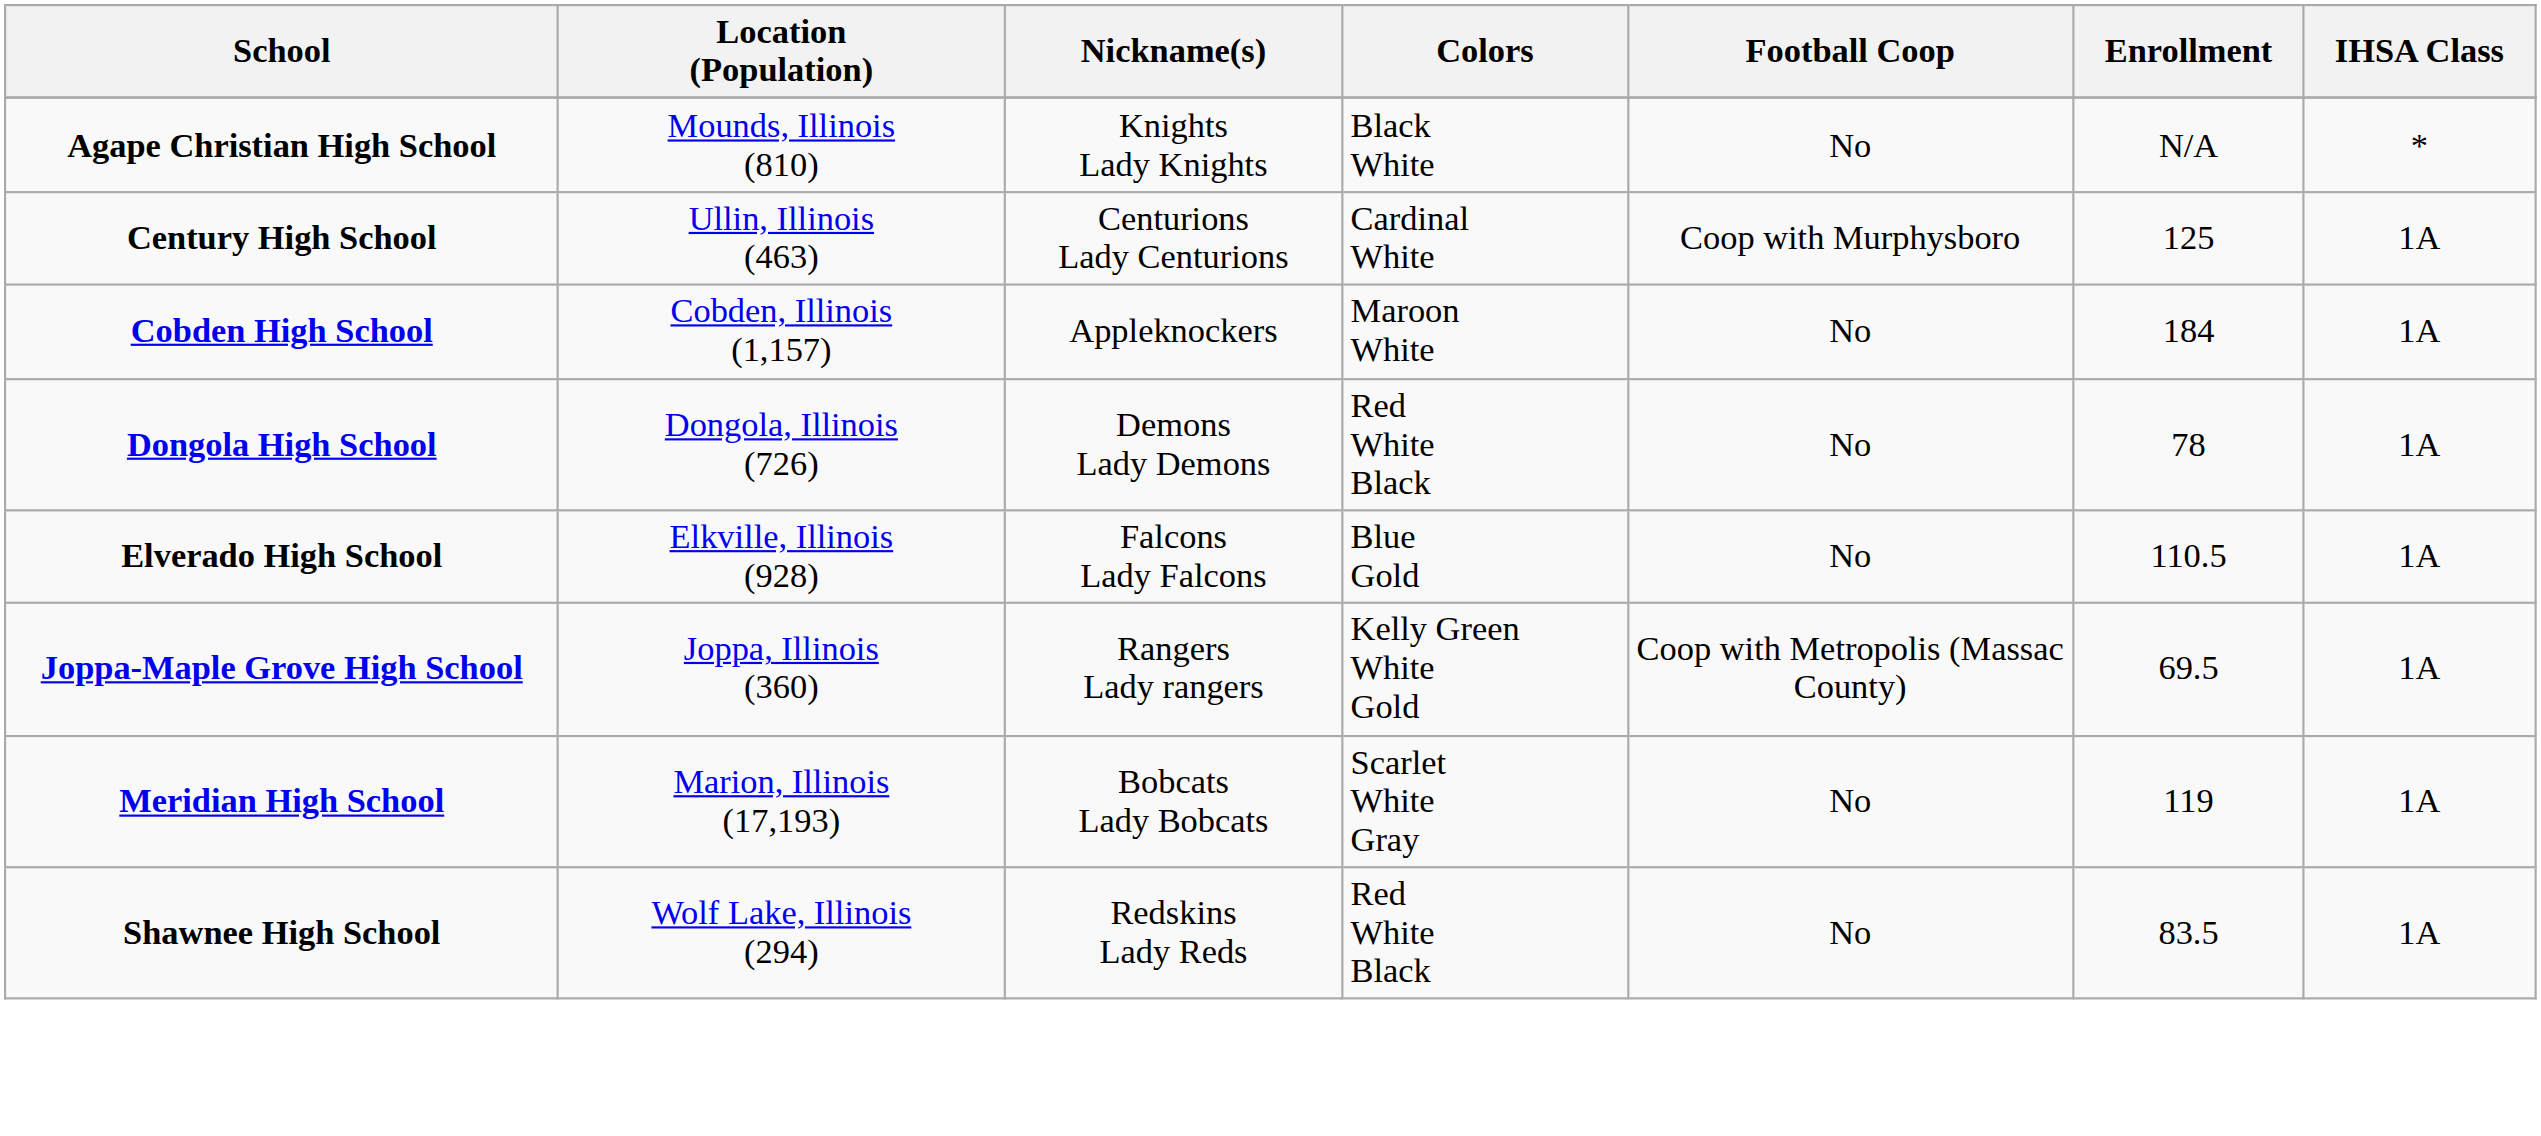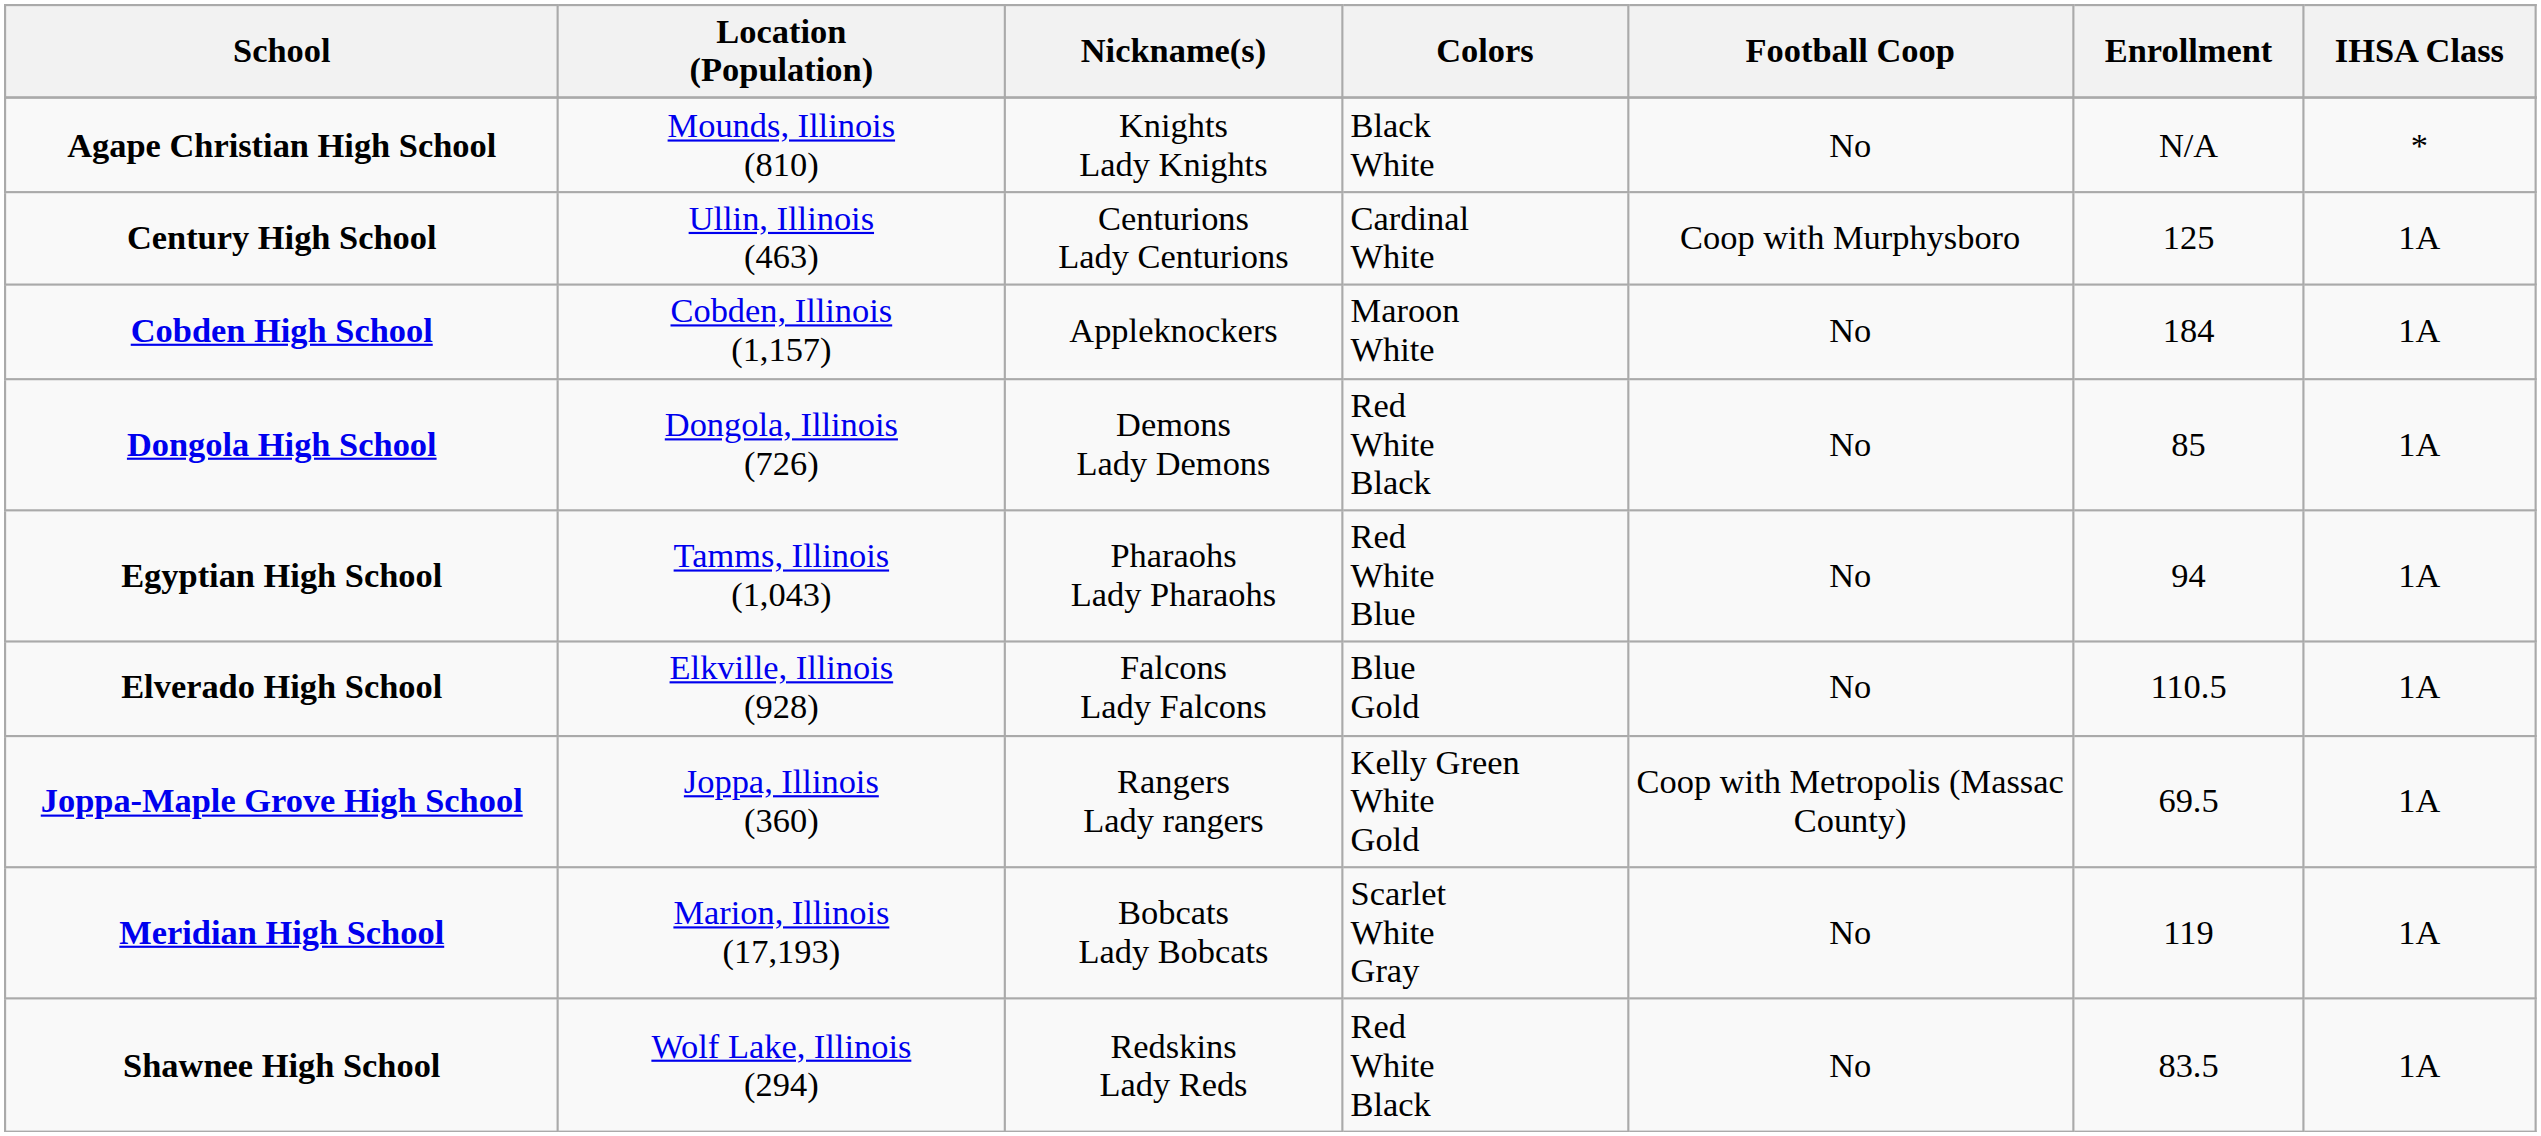(2189, 443) 78 -> (2189, 443) 85
+ row: (282, 575)
